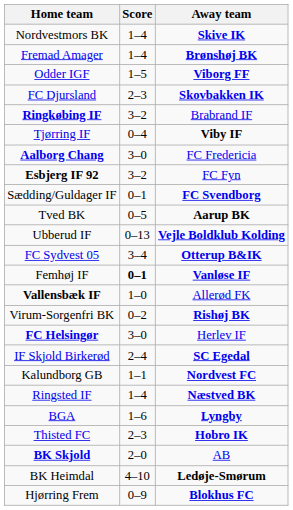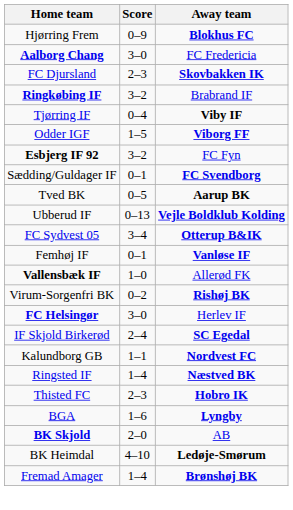- row: (62, 34)
rows swapped: (62, 495) <-> (62, 54)
rows swapped: (62, 74) <-> (62, 154)
(137, 275) bold -> (137, 255) normal
rows swapped: (62, 435) <-> (62, 415)
